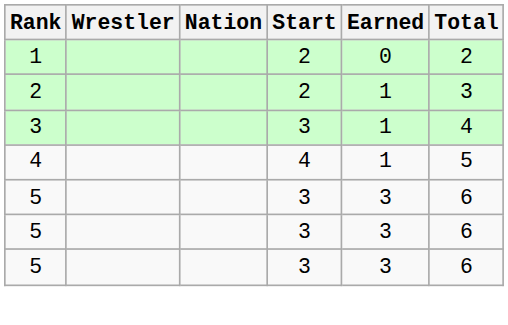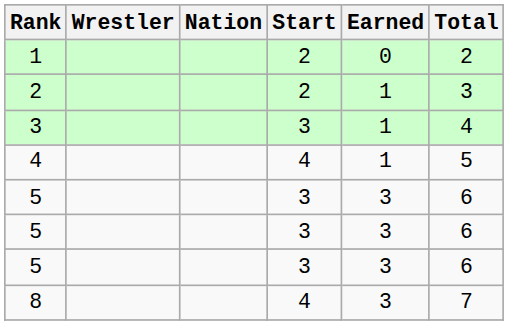+ row: (36, 302)
